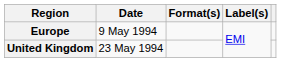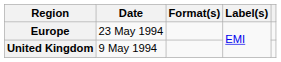(128, 31) 9 May 1994 -> (131, 31) 23 May 1994
(131, 48) 23 May 1994 -> (128, 48) 9 May 1994
